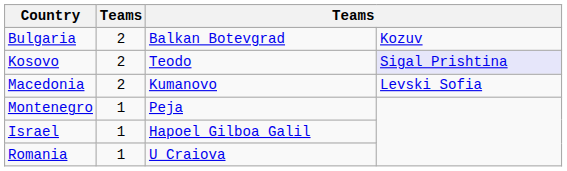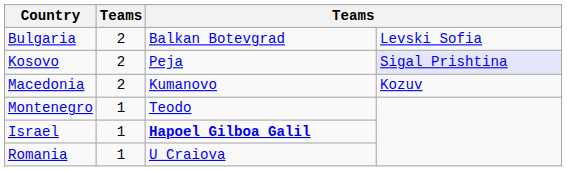(401, 39) Kozuv -> (431, 39) Levski Sofia
(170, 62) Teodo -> (166, 62) Peja
(431, 85) Levski Sofia -> (401, 85) Kozuv
(166, 108) Peja -> (170, 108) Teodo
(230, 132) normal -> (230, 132) bold
